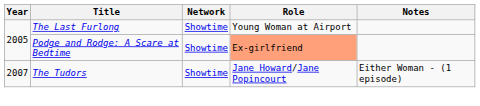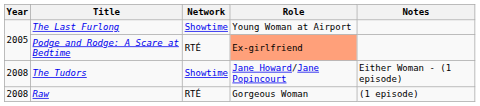(206, 47) Showtime -> (193, 47) RTÉ
(17, 73) 2007 -> (17, 73) 2008
+ row: (41, 94)
